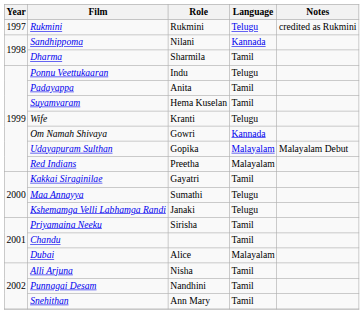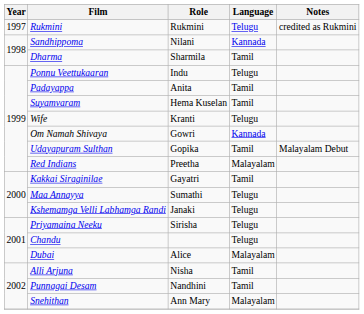(253, 149) Malayalam -> (243, 149) Tamil
(243, 225) Tamil -> (245, 225) Telugu
(243, 240) Tamil -> (245, 240) Telugu
(243, 301) Tamil -> (253, 301) Malayalam
